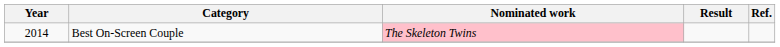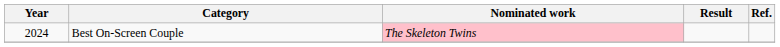(37, 32) 2014 -> (37, 32) 2024
